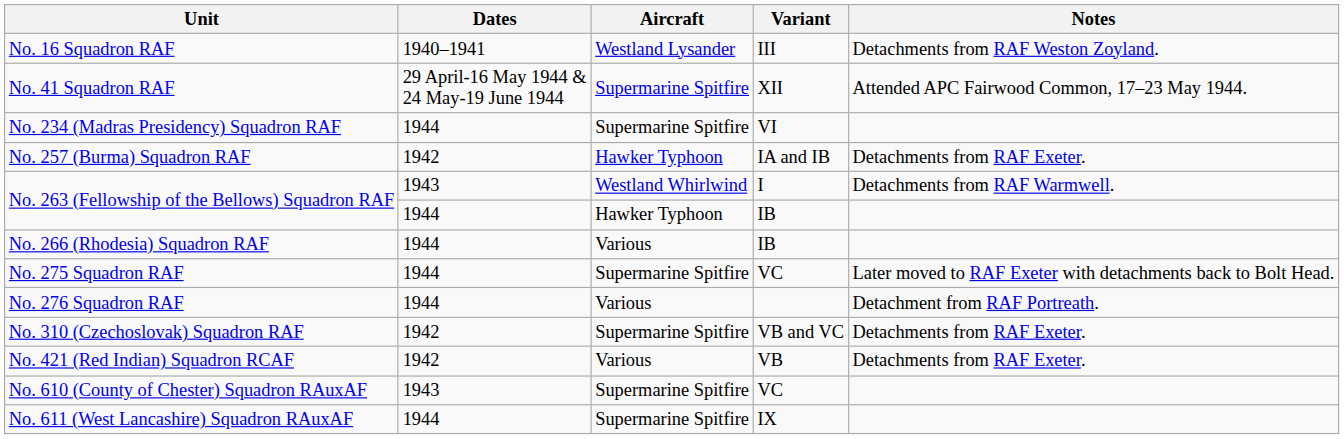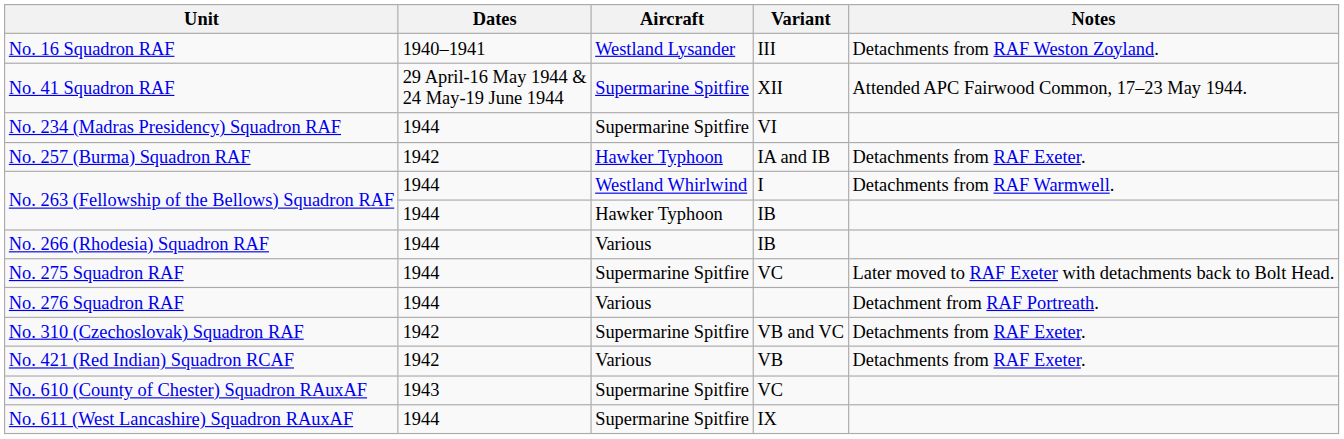(421, 185) 1943 -> (421, 185) 1944
